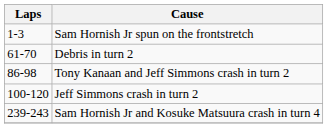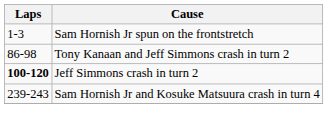- row: (94, 53)
(28, 93) normal -> (28, 73) bold
